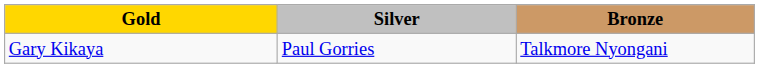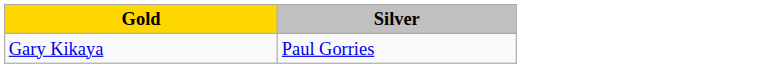- column: (635, 19)
